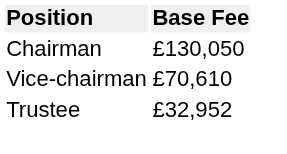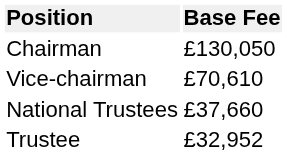+ row: (92, 109)
